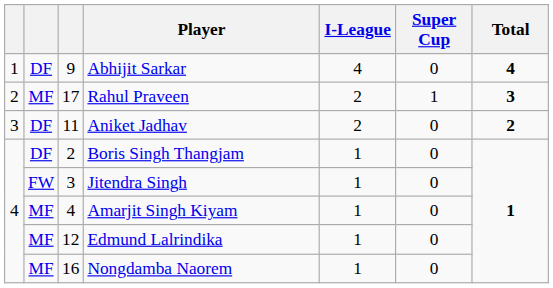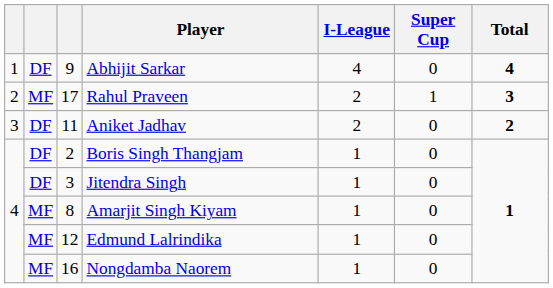(41, 182) FW -> (41, 182) DF
(71, 210) 4 -> (70, 210) 8
